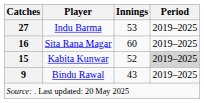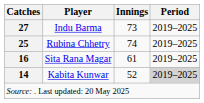(132, 28) 53 -> (132, 28) 73
+ row: (78, 43)
(132, 43) 60 -> (132, 59) 61
(23, 59) 15 -> (23, 75) 14
- row: (78, 75)
